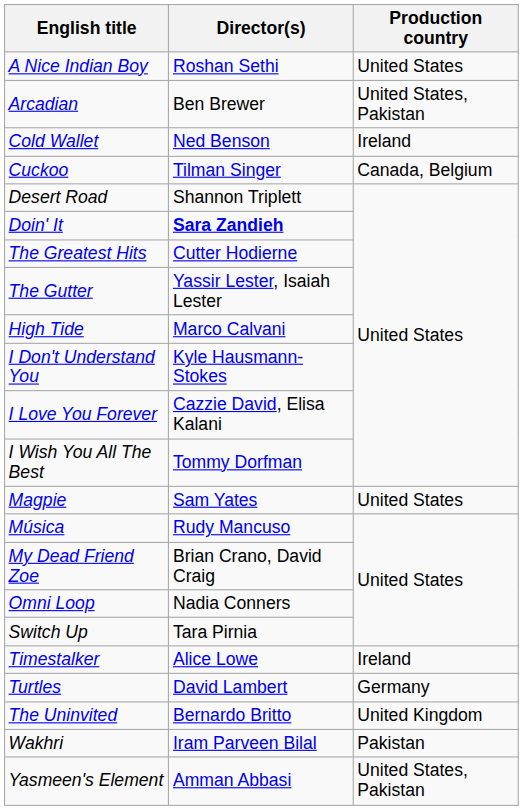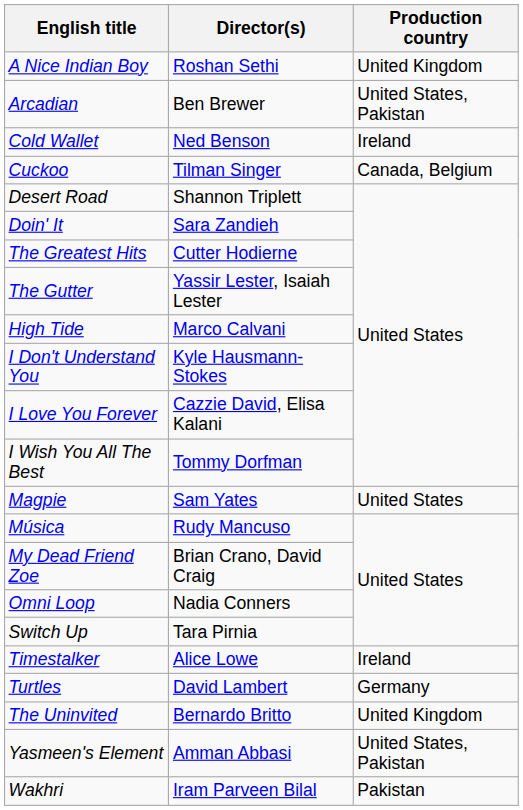(410, 66) United States -> (420, 66) United Kingdom
(228, 225) bold -> (226, 225) normal
rows swapped: (36, 743) <-> (86, 781)
